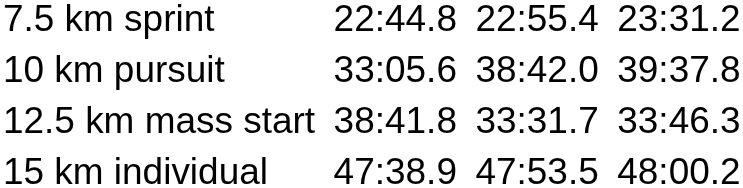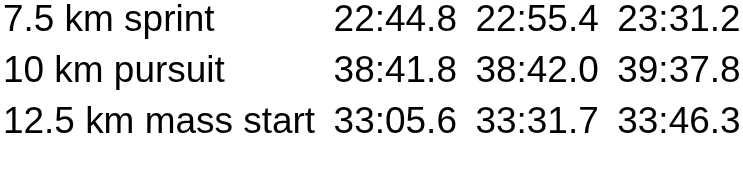(395, 69) 33:05.6 -> (395, 69) 38:41.8
(395, 120) 38:41.8 -> (395, 120) 33:05.6
- row: (135, 171)
